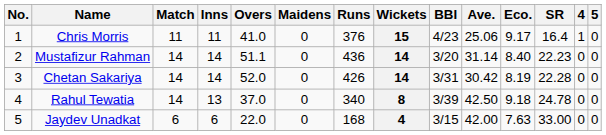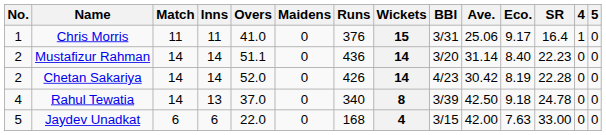(446, 36) 4/23 -> (446, 36) 3/31
(18, 78) 3 -> (18, 78) 2
(446, 78) 3/31 -> (446, 78) 4/23
